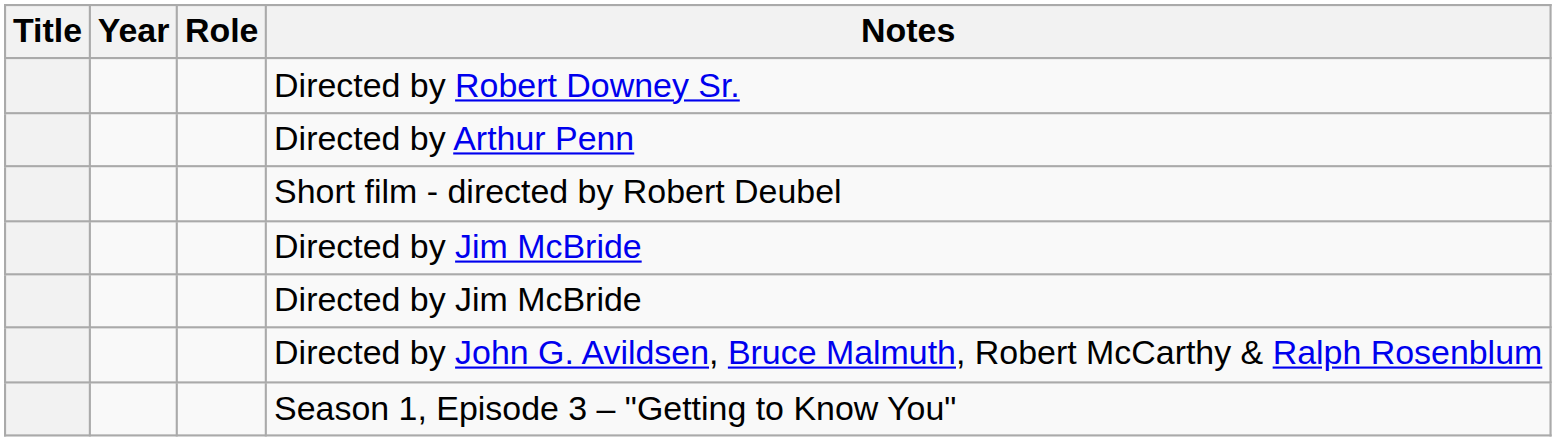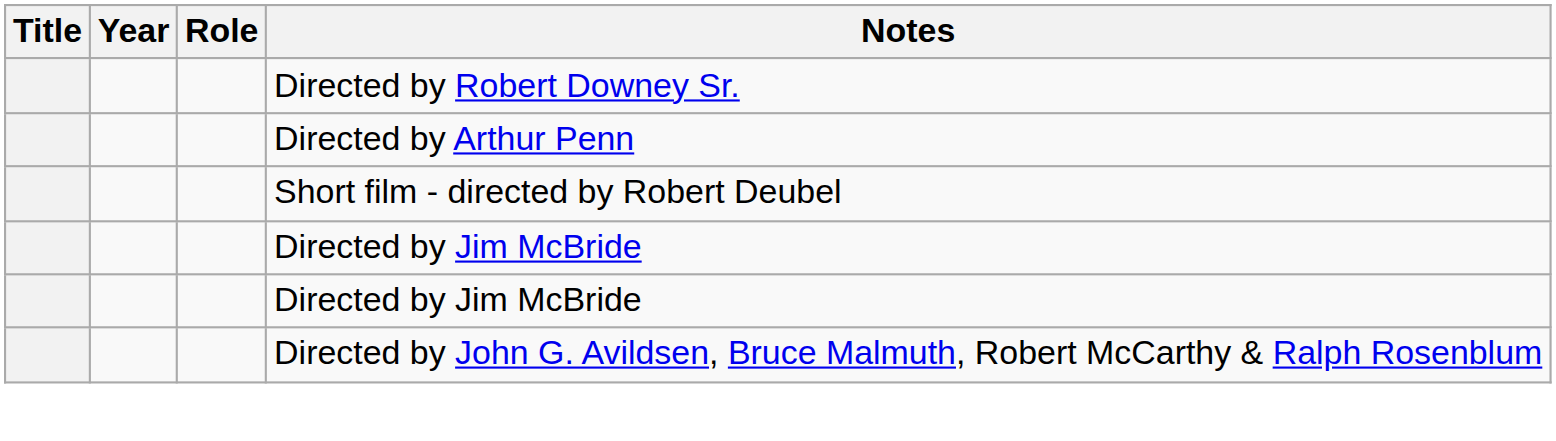- row: (47, 409)
